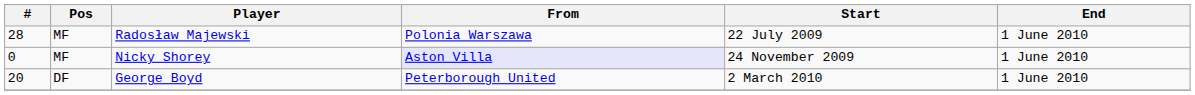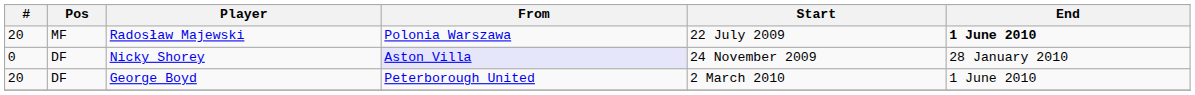(16, 37) 28 -> (16, 37) 20
(1044, 37) normal -> (993, 37) bold
(61, 58) MF -> (59, 58) DF
(1044, 58) 1 June 2010 -> (1009, 58) 28 January 2010
